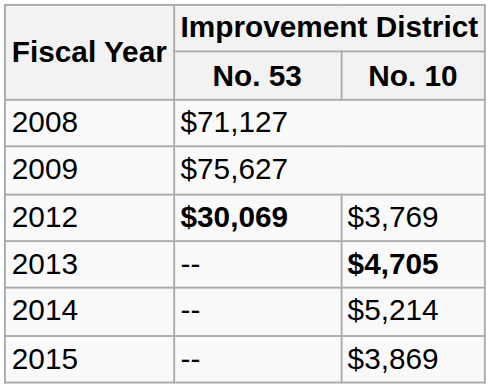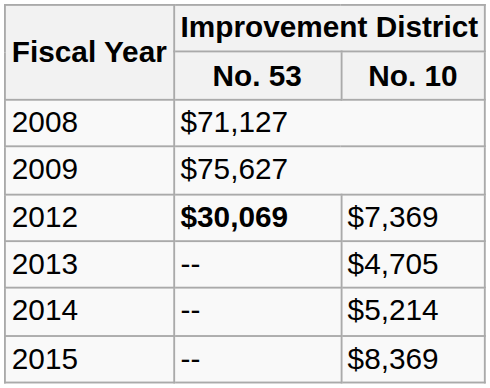(393, 216) $3,769 -> (393, 216) $7,369
(393, 264) bold -> (393, 264) normal
(393, 358) $3,869 -> (393, 358) $8,369
